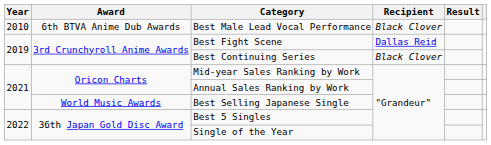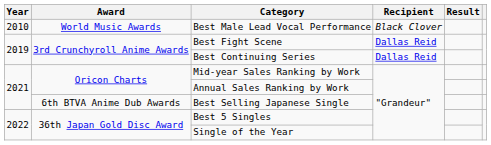(111, 27) 6th BTVA Anime Dub Awards -> (111, 27) World Music Awards
(409, 57) Black Clover -> (406, 57) Dallas Reid
(111, 102) World Music Awards -> (111, 102) 6th BTVA Anime Dub Awards
